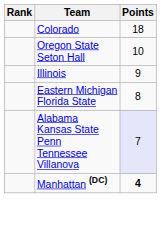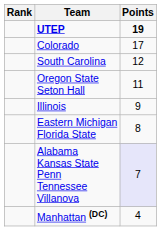+ row: (51, 29)
(138, 29) 18 -> (138, 45) 17
+ row: (71, 62)
(138, 51) 10 -> (138, 84) 11
(138, 183) bold -> (138, 216) normal
